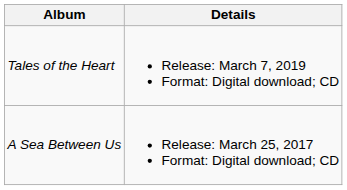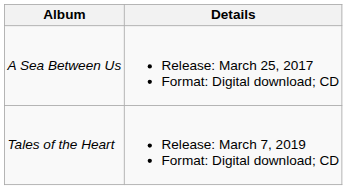rows swapped: (64, 145) <-> (61, 65)
